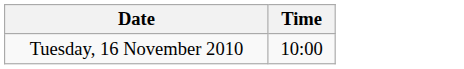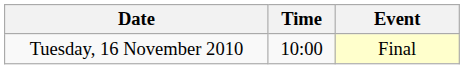+ column: (397, 19)
